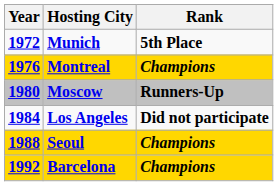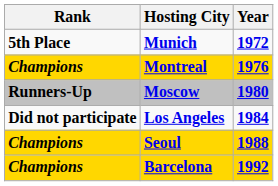columns swapped: (24, 17) <-> (204, 17)
